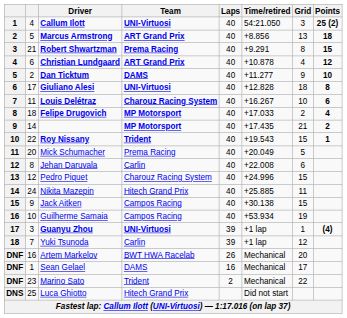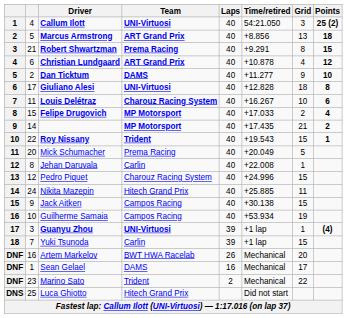(32, 113) 18 -> (32, 113) 15
(303, 165) 6 -> (303, 165) 1
(303, 242) 12 -> (303, 242) 15
